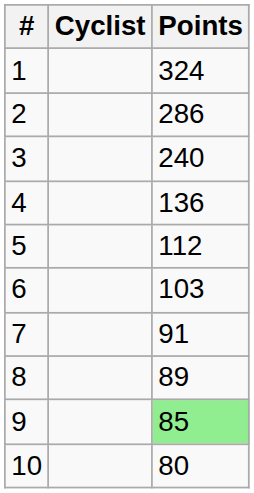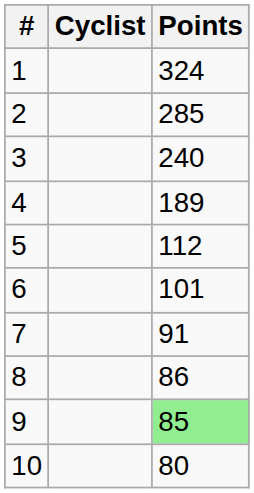(181, 114) 286 -> (181, 114) 285
(181, 202) 136 -> (181, 202) 189
(181, 289) 103 -> (181, 289) 101
(174, 377) 89 -> (174, 377) 86
